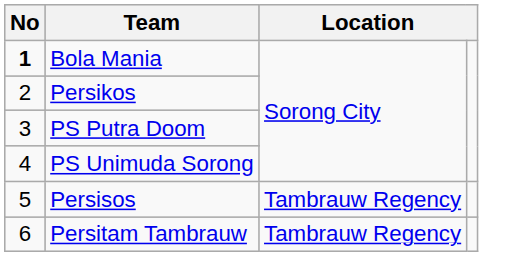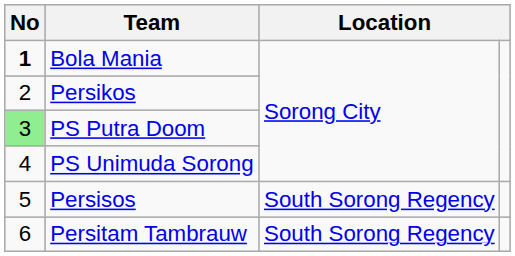(25, 129) no background -> (25, 129) lightgreen background
(363, 199) Tambrauw Regency -> (379, 199) South Sorong Regency
(363, 234) Tambrauw Regency -> (379, 234) South Sorong Regency
